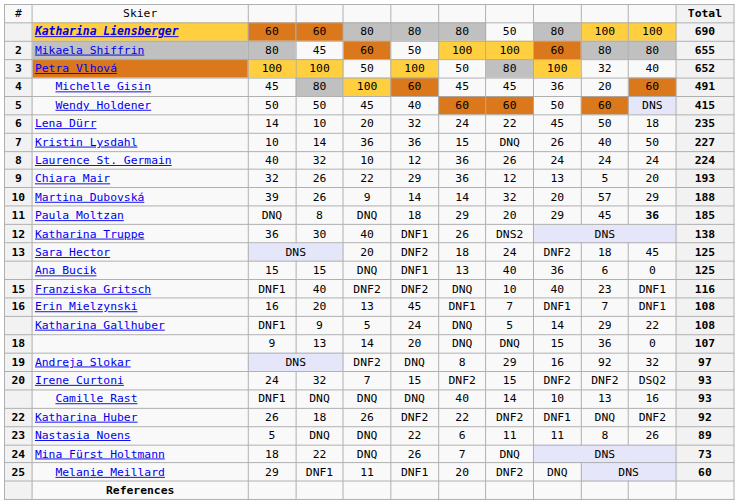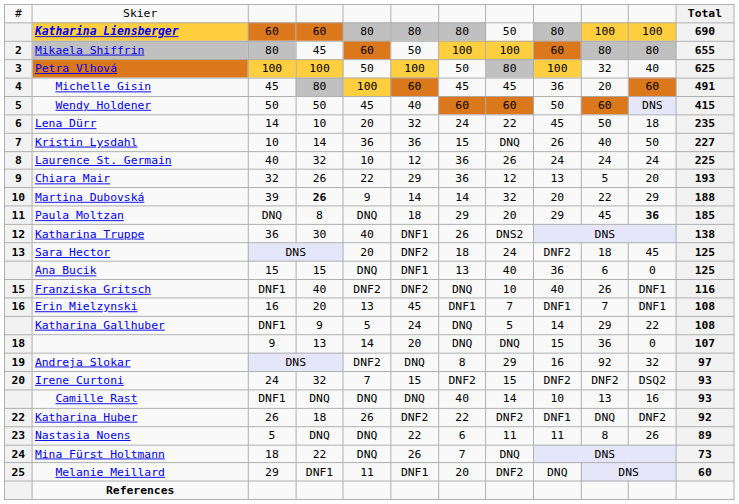(705, 69) 652 -> (705, 69) 625
(705, 161) 224 -> (705, 161) 225
(320, 197) normal -> (320, 197) bold
(605, 197) 57 -> (605, 197) 22
(605, 289) 23 -> (605, 289) 26
